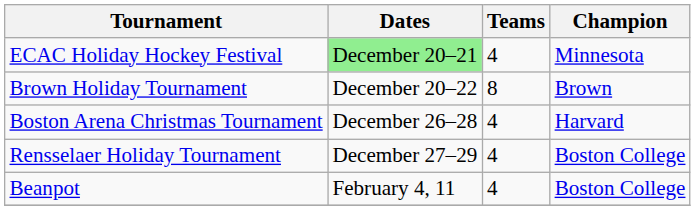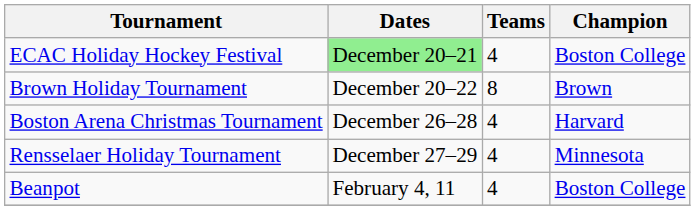(599, 54) Minnesota -> (620, 54) Boston College
(620, 155) Boston College -> (599, 155) Minnesota
